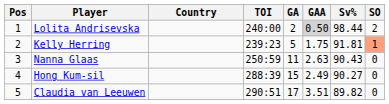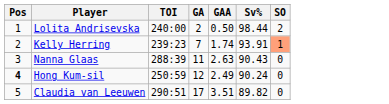- column: (196, 12)
(317, 28) lightgrey background -> (222, 28) no background
(293, 44) 5 -> (198, 44) 7
(317, 44) 1.75 -> (222, 44) 1.74
(348, 44) 91.81 -> (253, 44) 93.91
(263, 60) 250:59 -> (169, 60) 288:39
(18, 76) normal -> (18, 76) bold
(263, 76) 288:39 -> (169, 76) 250:59
(293, 76) 15 -> (198, 76) 12
(348, 76) 90.27 -> (253, 76) 90.24
